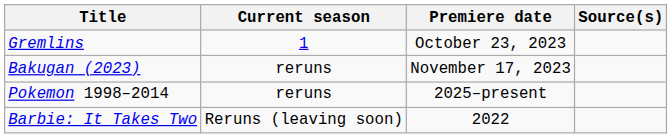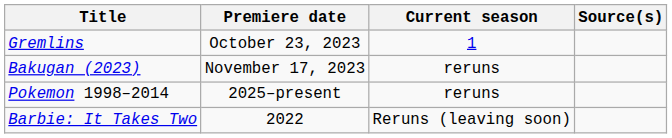columns swapped: (491, 17) <-> (304, 17)
